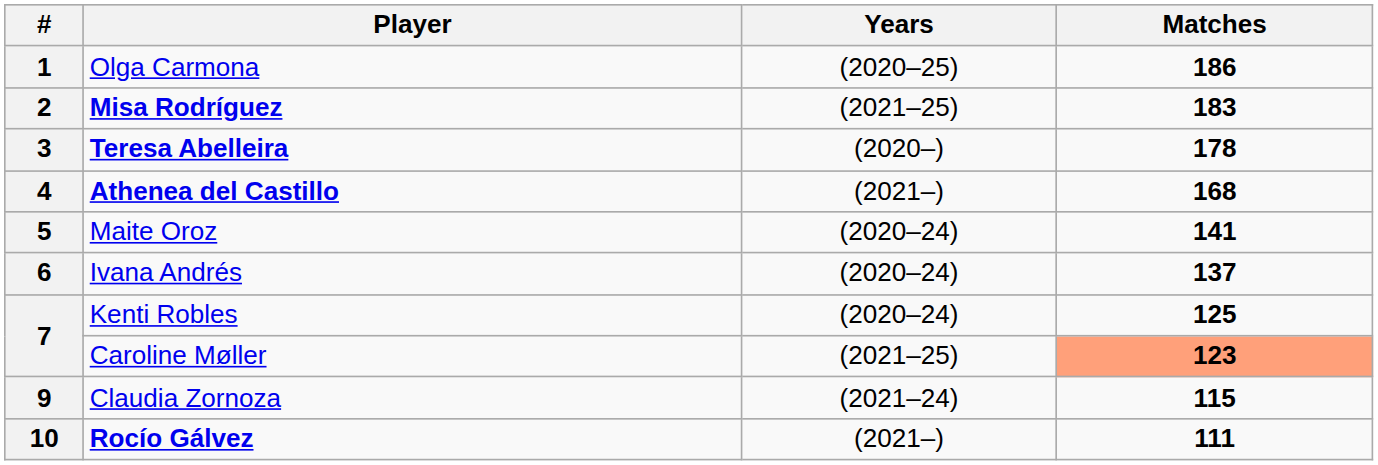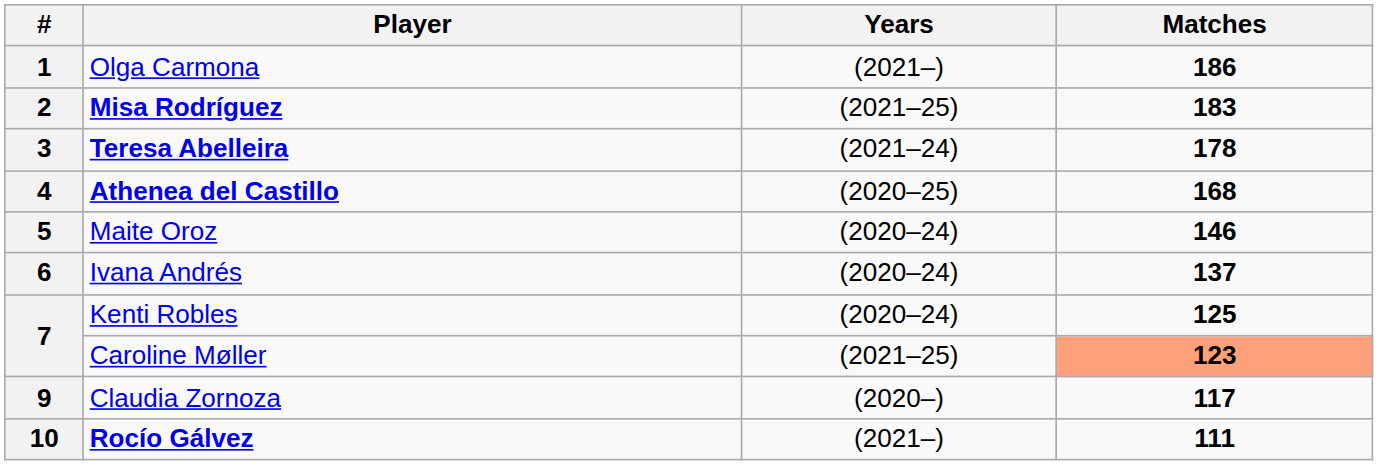(899, 66) (2020–25) -> (899, 66) (2021–)
(899, 149) (2020–) -> (899, 149) (2021–24)
(899, 190) (2021–) -> (899, 190) (2020–25)
(1215, 231) 141 -> (1215, 231) 146
(899, 397) (2021–24) -> (899, 397) (2020–)
(1215, 397) 115 -> (1215, 397) 117
